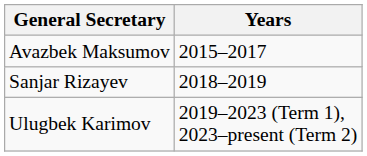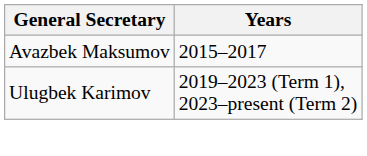- row: (68, 81)
